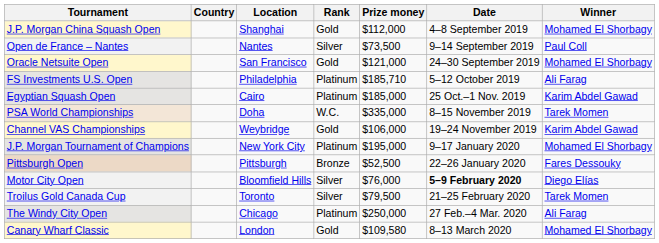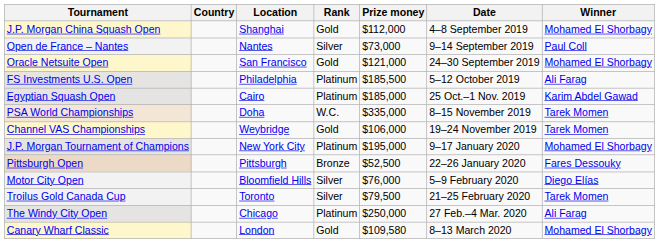(381, 46) $73,500 -> (381, 46) $73,000
(384, 79) $185,710 -> (384, 79) $185,500
(591, 130) Karim Abdel Gawad -> (576, 130) Tarek Momen
(475, 180) bold -> (474, 180) normal
